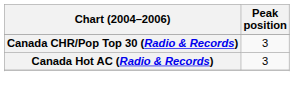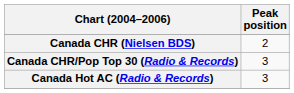+ row: (123, 43)
